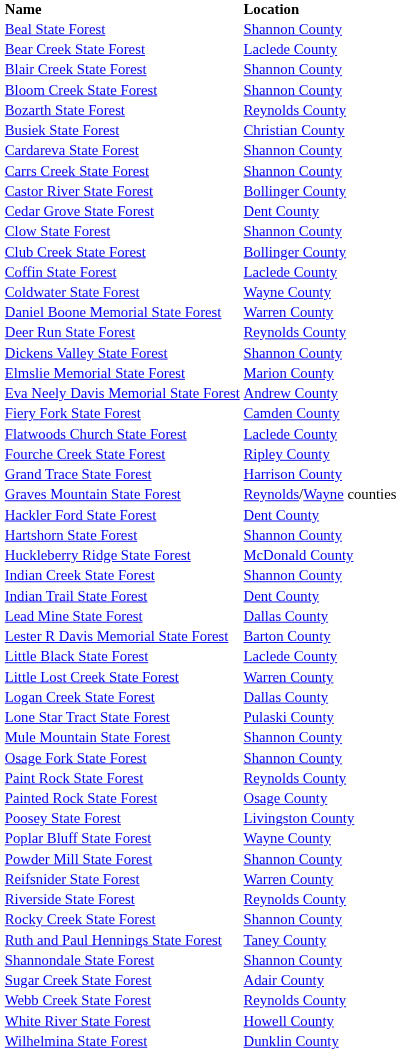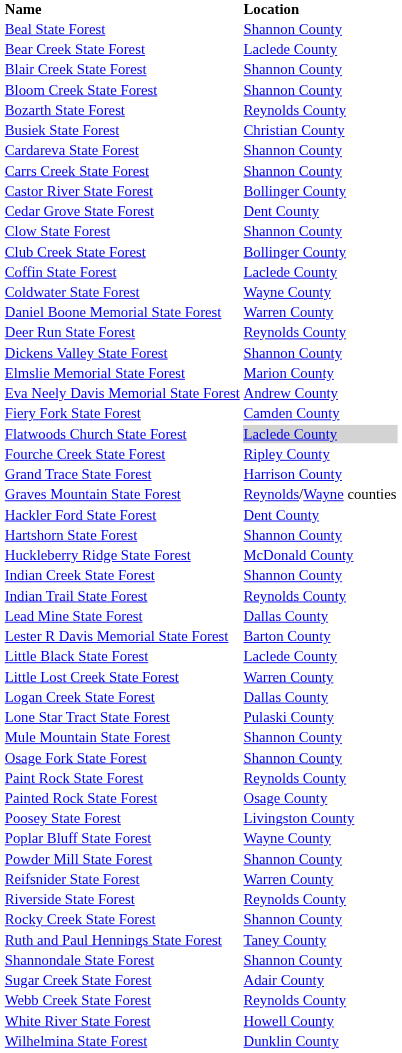(290, 434) no background -> (290, 434) lightgrey background
(281, 596) Dent County -> (295, 596) Reynolds County
